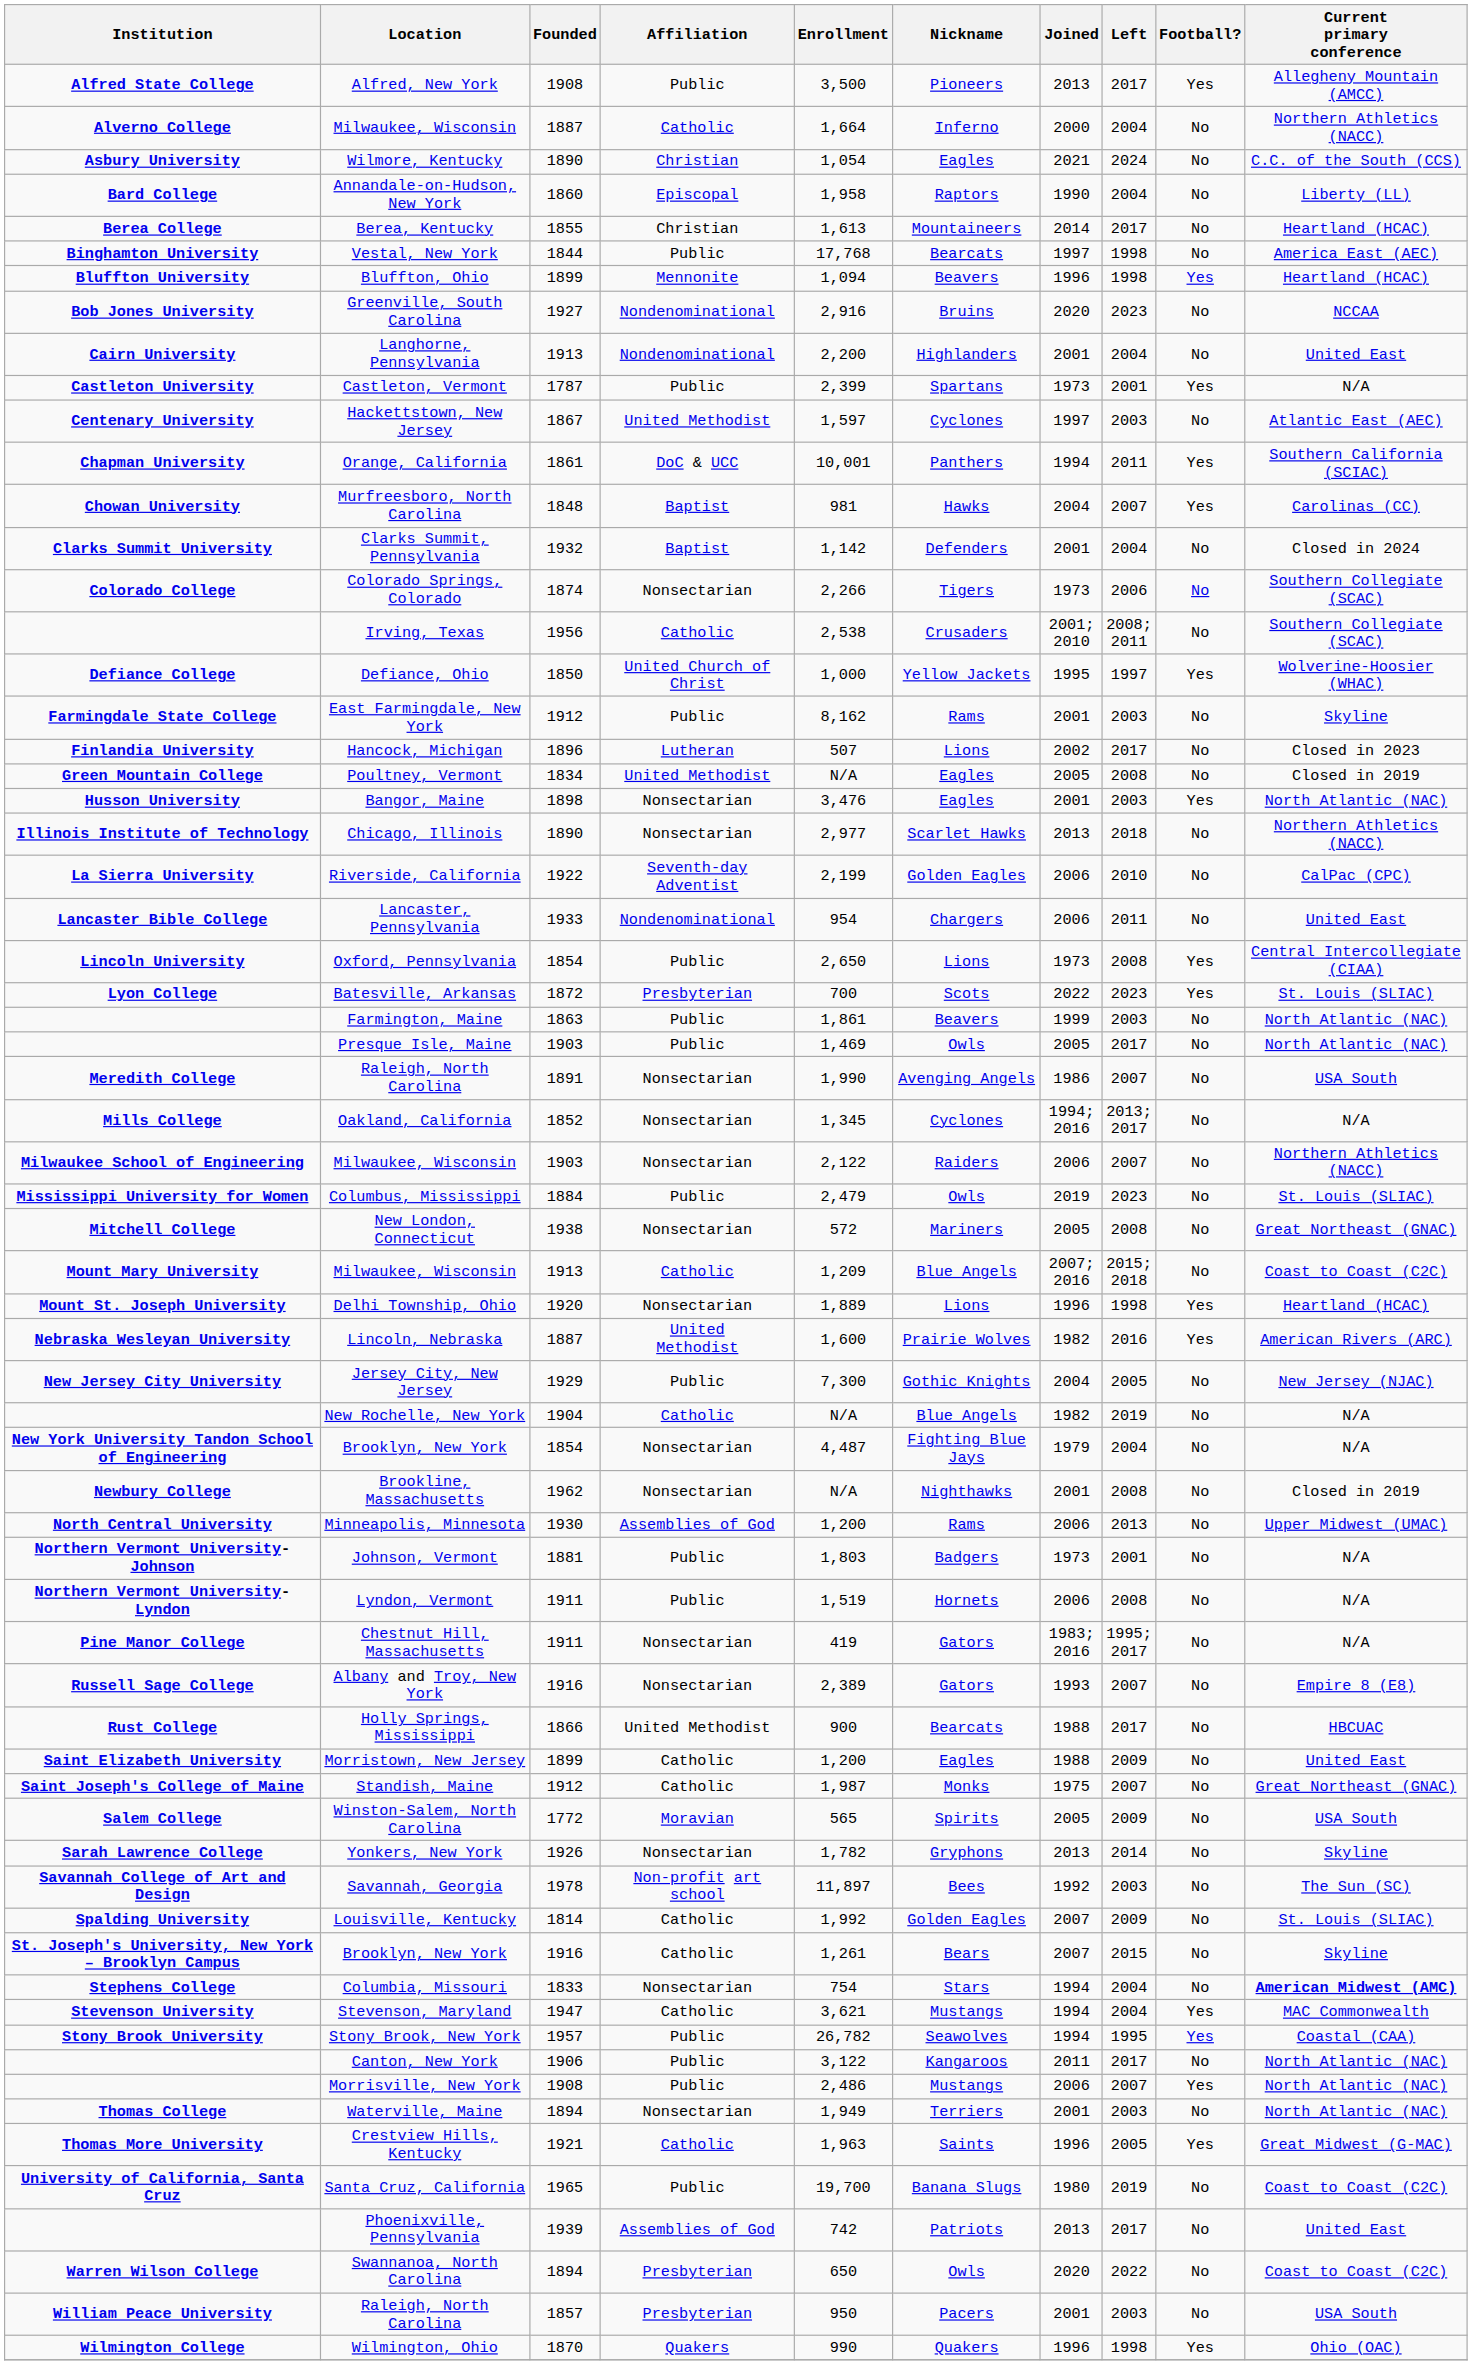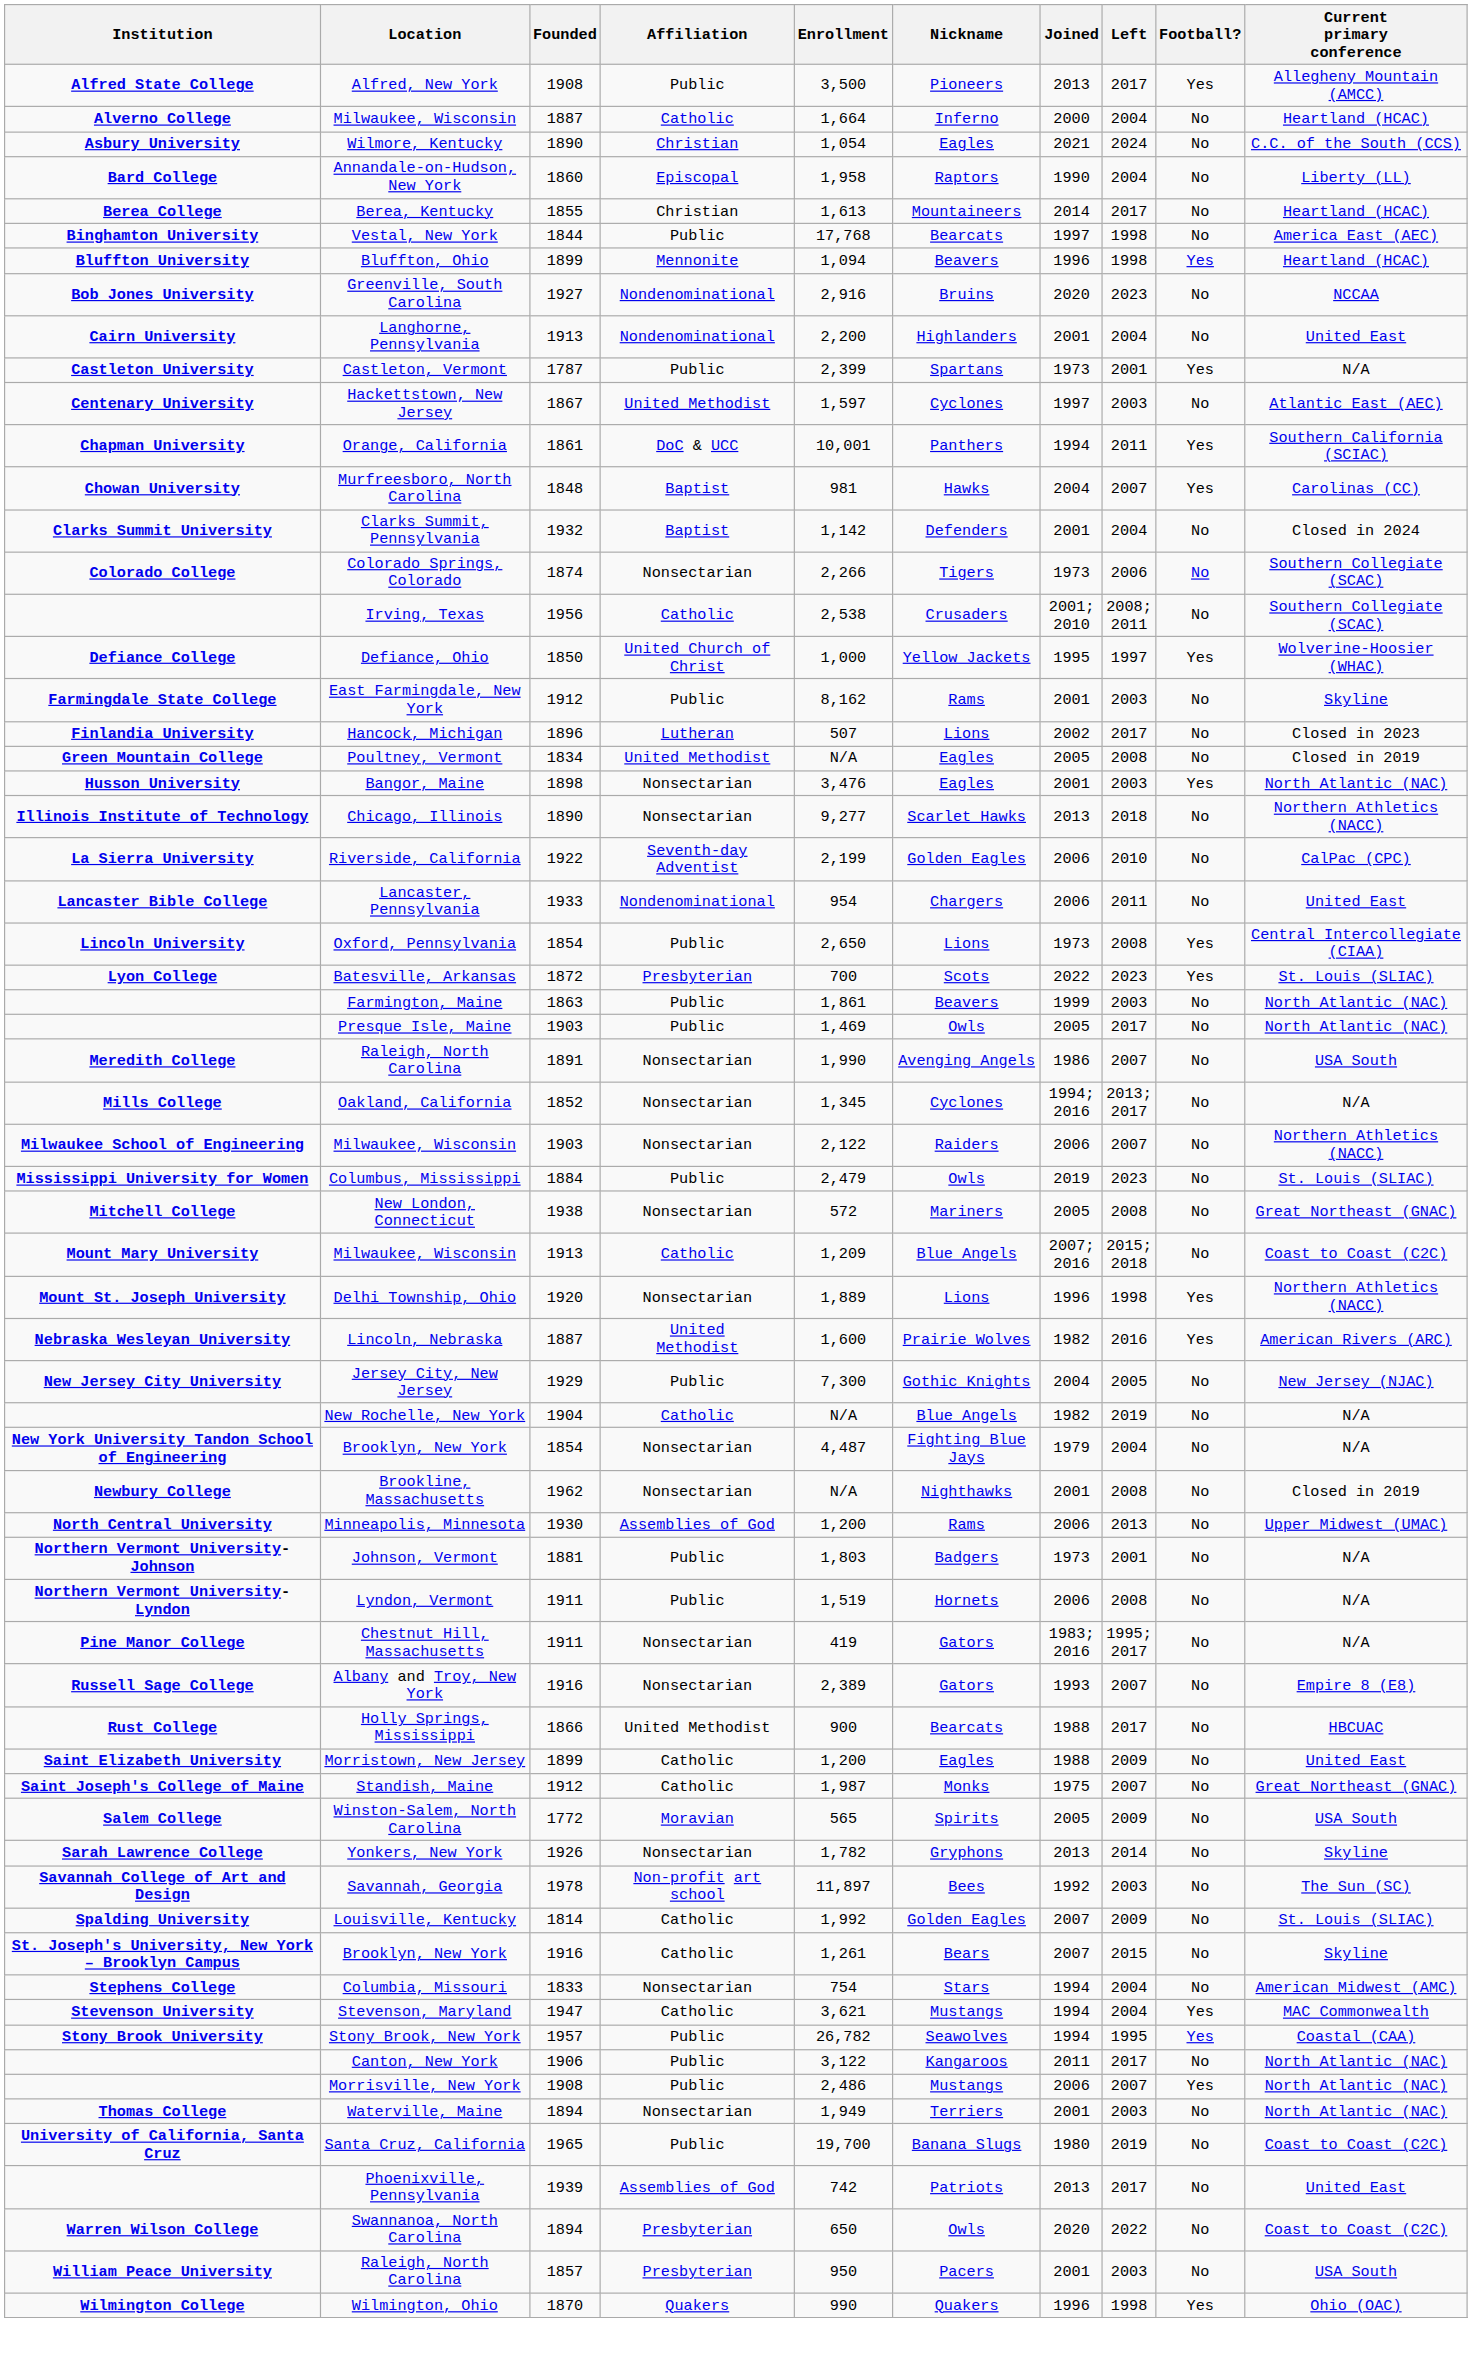(1356, 128) Northern Athletics (NACC) -> (1356, 119) Heartland (HCAC)
(843, 834) 2,977 -> (843, 817) 9,277
(1356, 1306) Heartland (HCAC) -> (1356, 1297) Northern Athletics (NACC)
(1356, 1987) bold -> (1356, 1987) normal
- row: (162, 2145)
